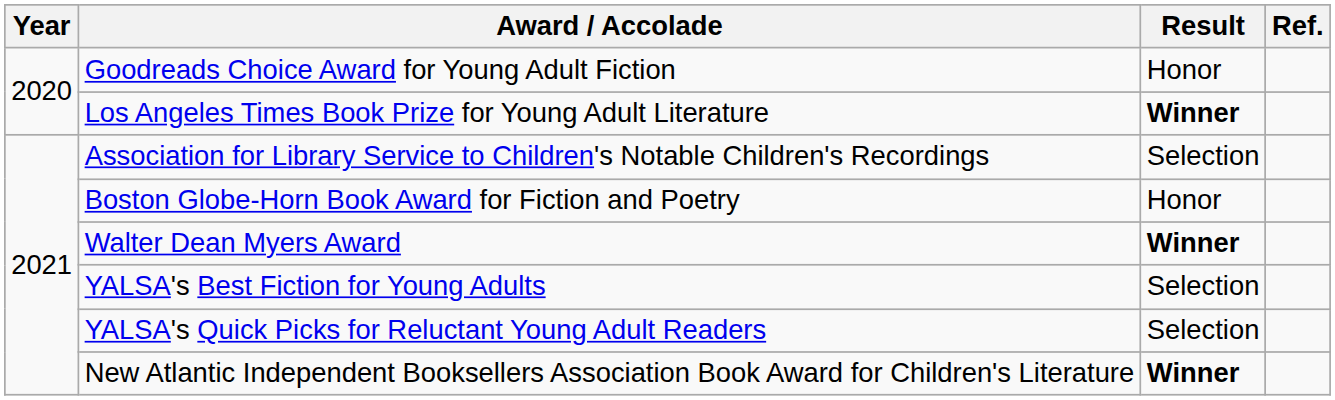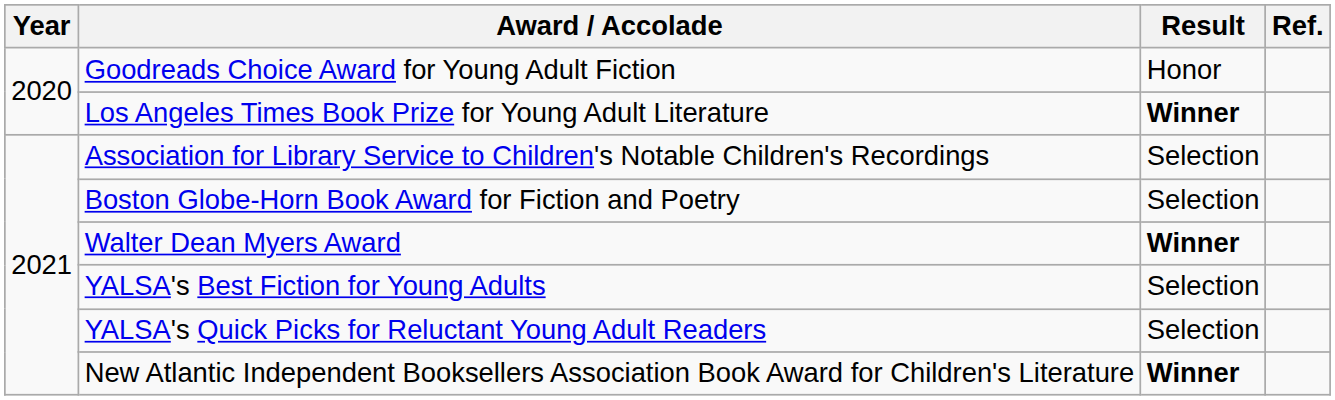(1184, 199) Honor -> (1203, 199) Selection
